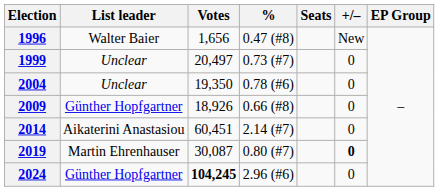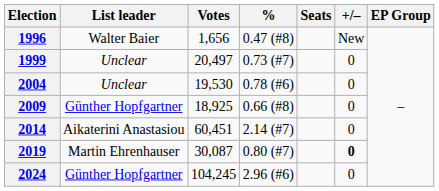(214, 83) 19,350 -> (214, 83) 19,530
(214, 106) 18,926 -> (214, 106) 18,925
(214, 174) bold -> (214, 174) normal
